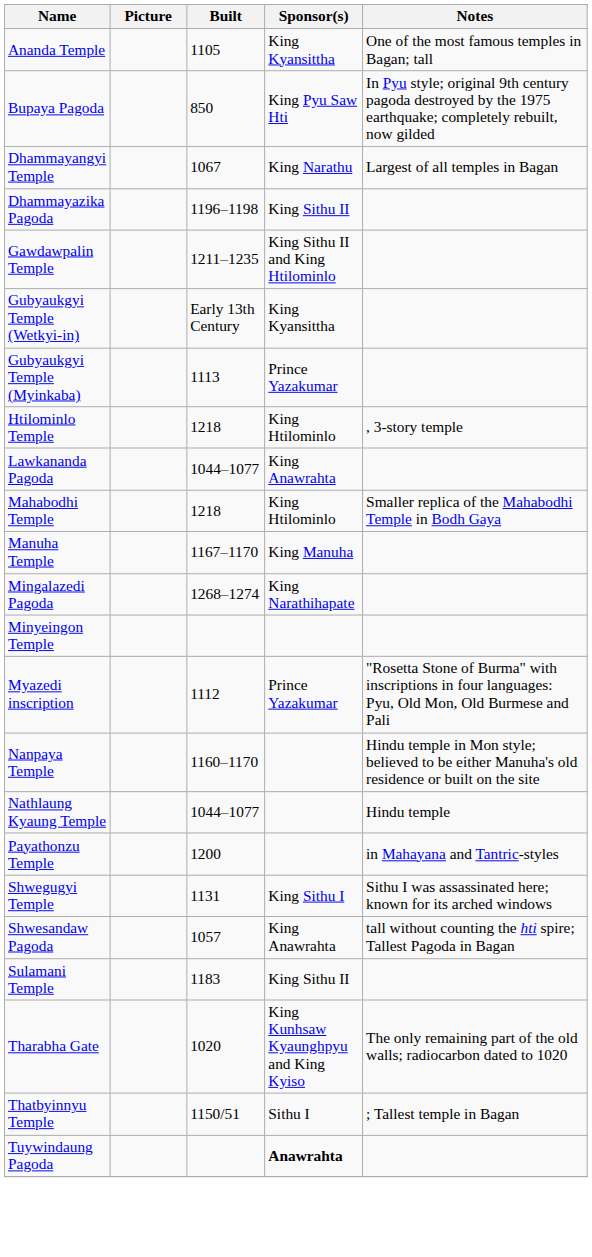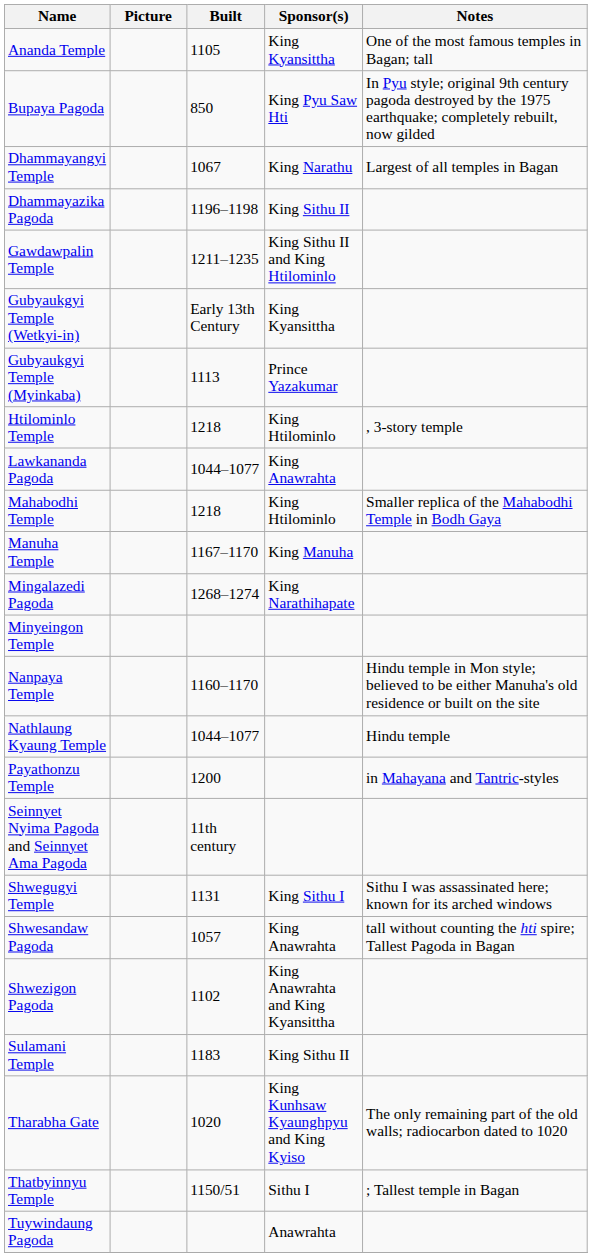- row: (41, 694)
+ row: (53, 836)
+ row: (42, 996)
(305, 1155) bold -> (302, 1232) normal
